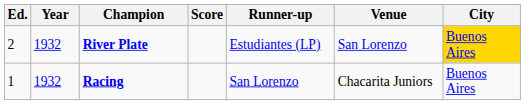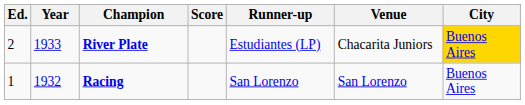(47, 44) 1932 -> (47, 44) 1933
(372, 44) San Lorenzo -> (385, 44) Chacarita Juniors
(385, 81) Chacarita Juniors -> (372, 81) San Lorenzo
